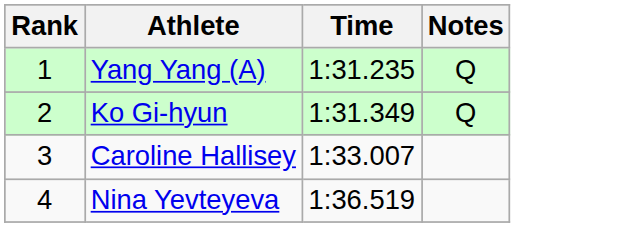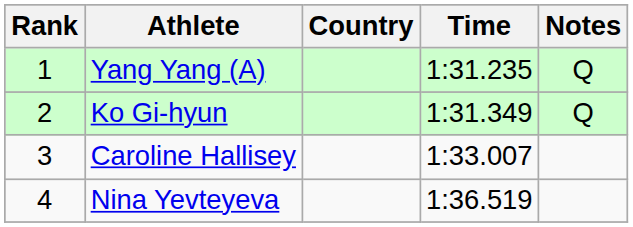+ column: (361, 26)
